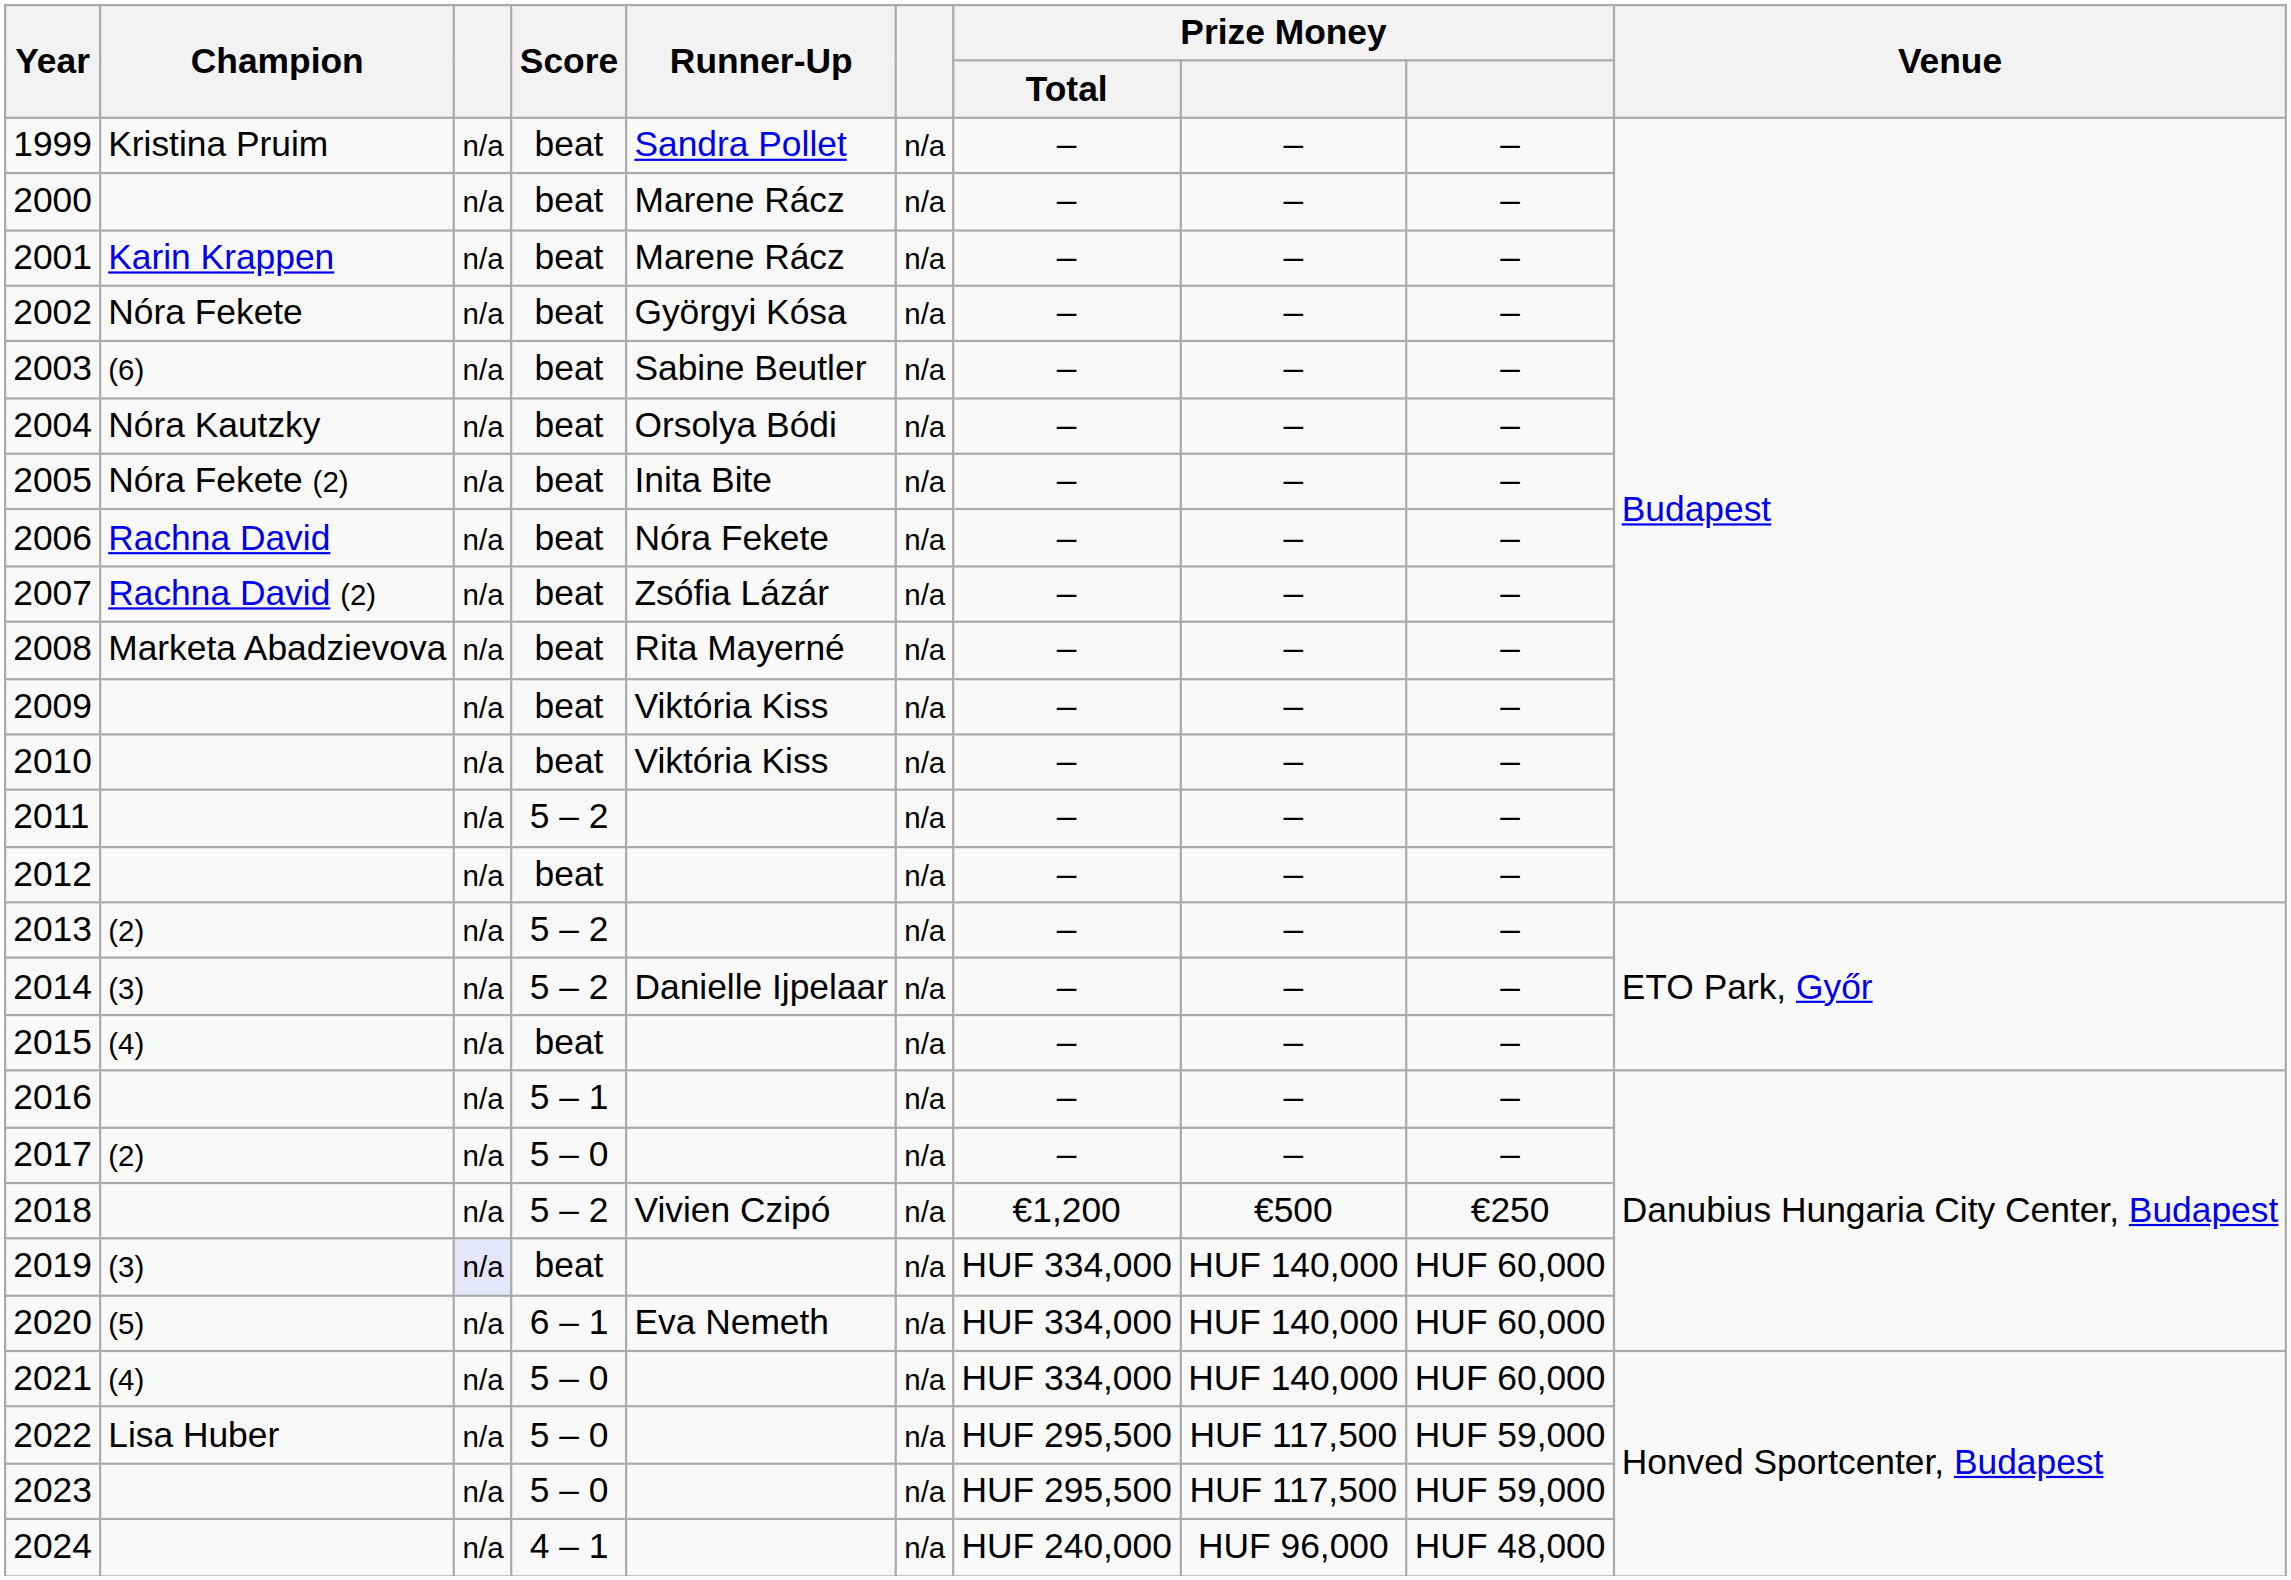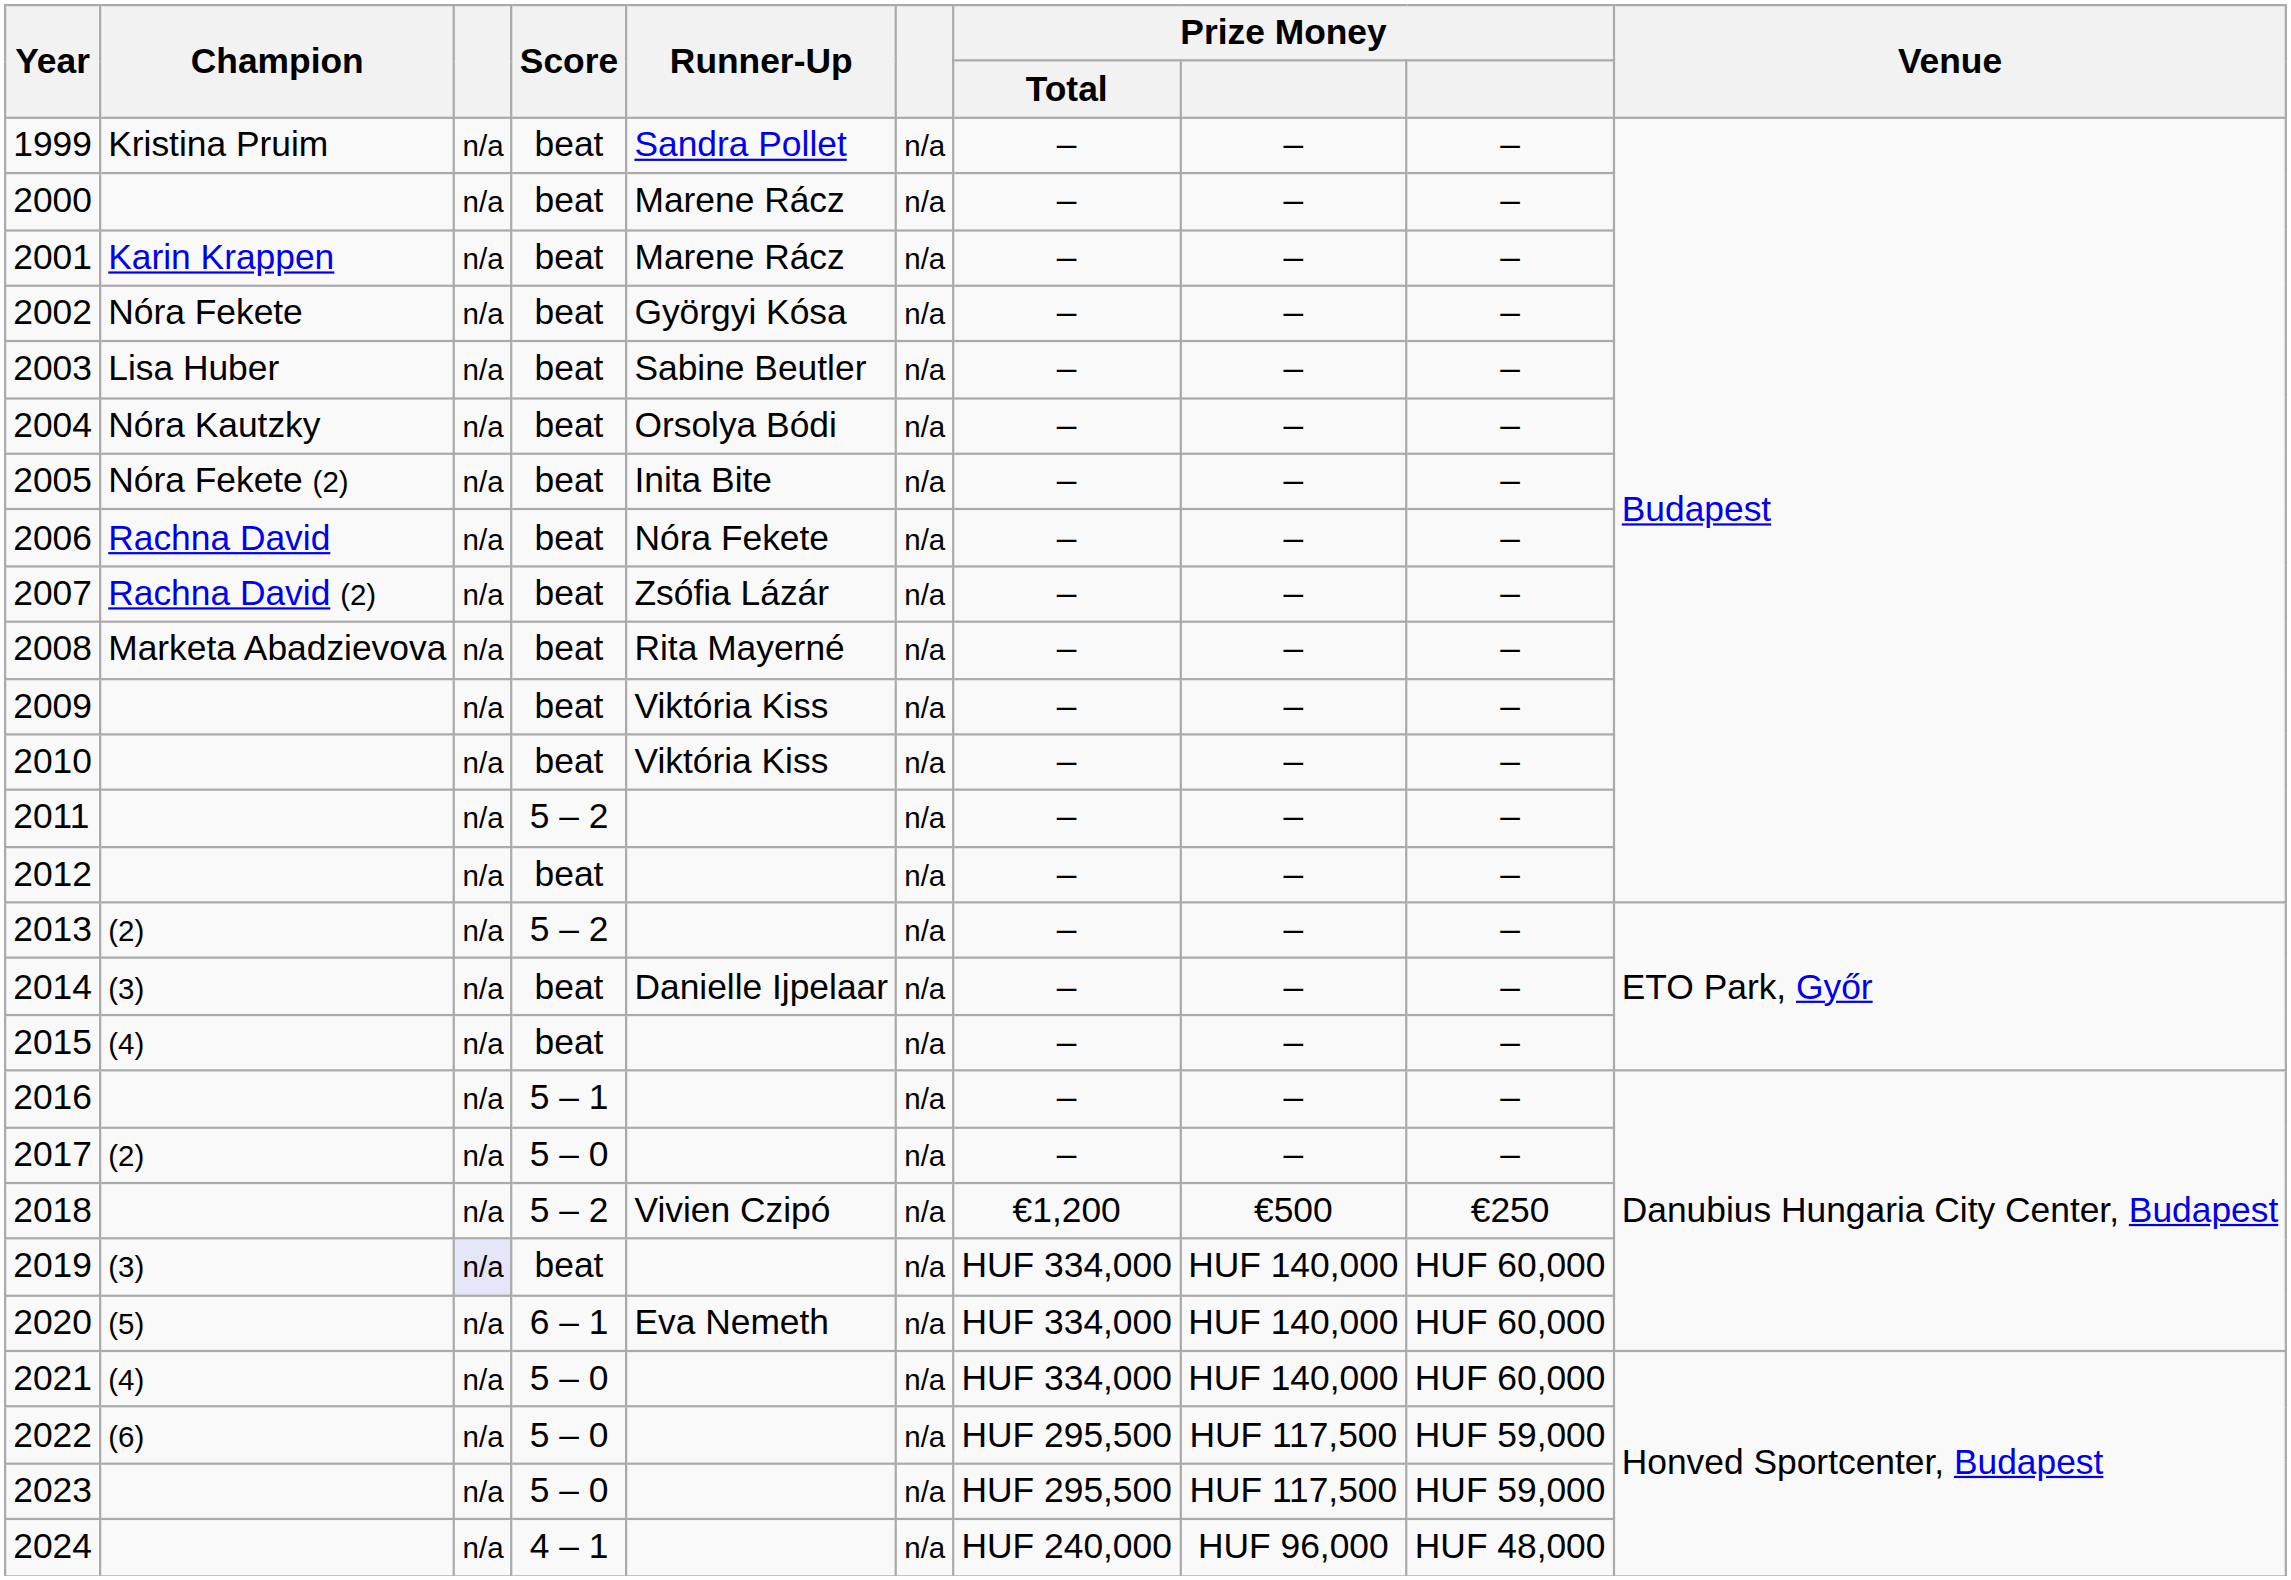(126, 371) (6) -> (194, 369) Lisa Huber
(569, 985) 5 – 2 -> (569, 985) beat
(194, 1434) Lisa Huber -> (126, 1436) (6)
